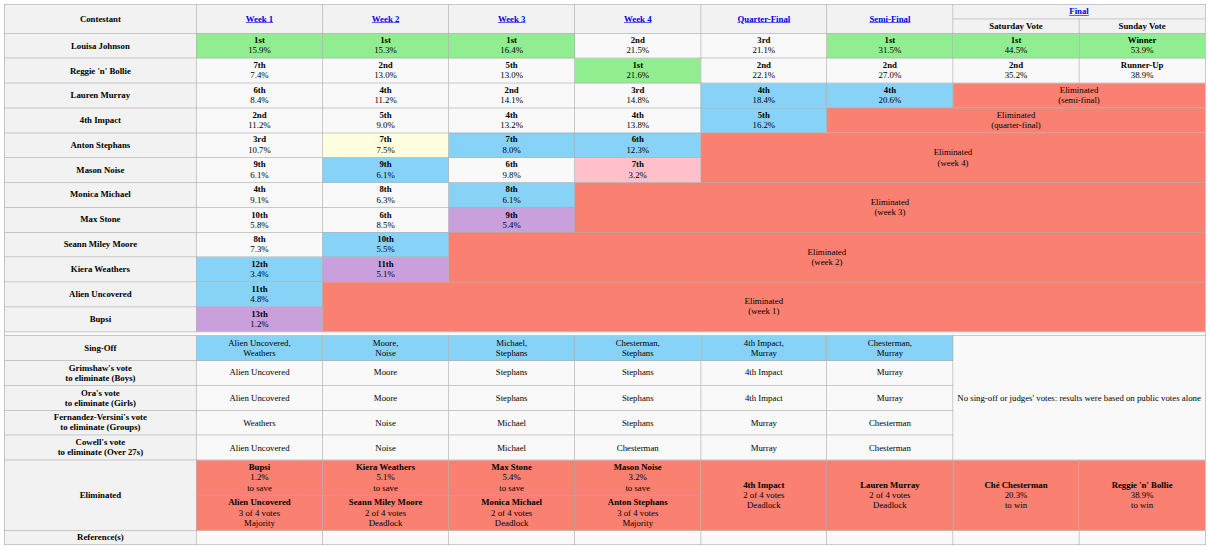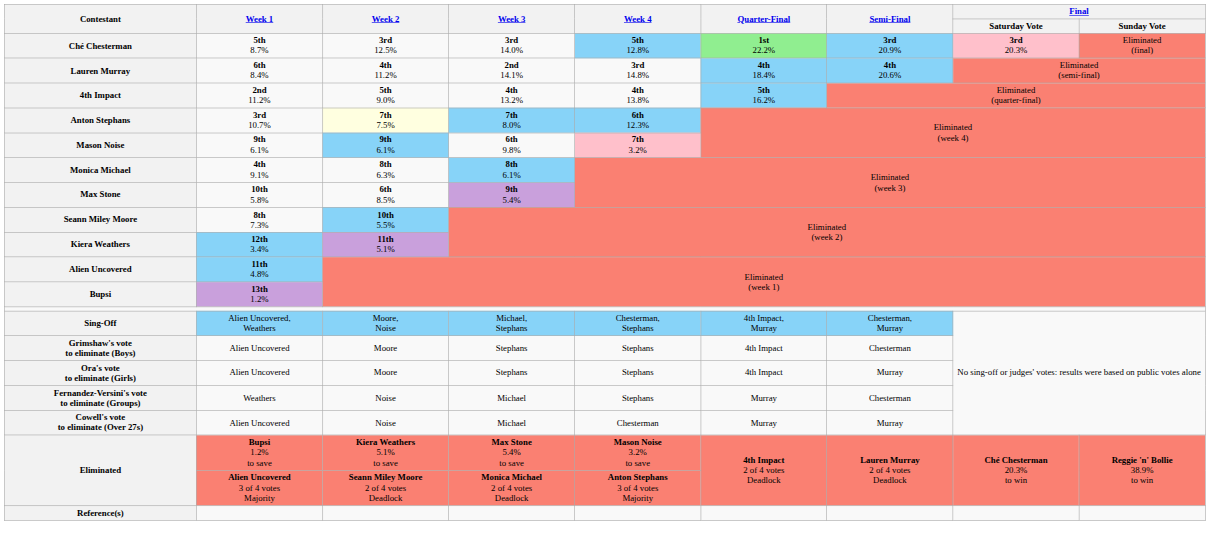- row: (100, 46)
- row: (100, 71)
+ row: (100, 46)
(890, 373) Murray -> (890, 348) Chesterman
(890, 448) Chesterman -> (890, 423) Murray
